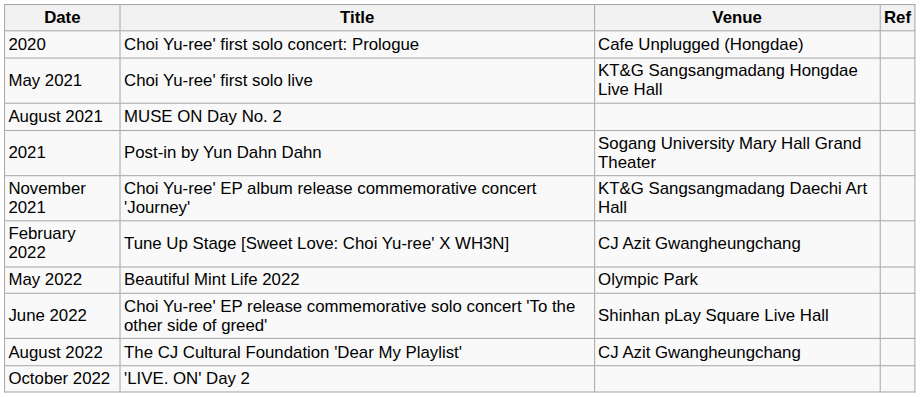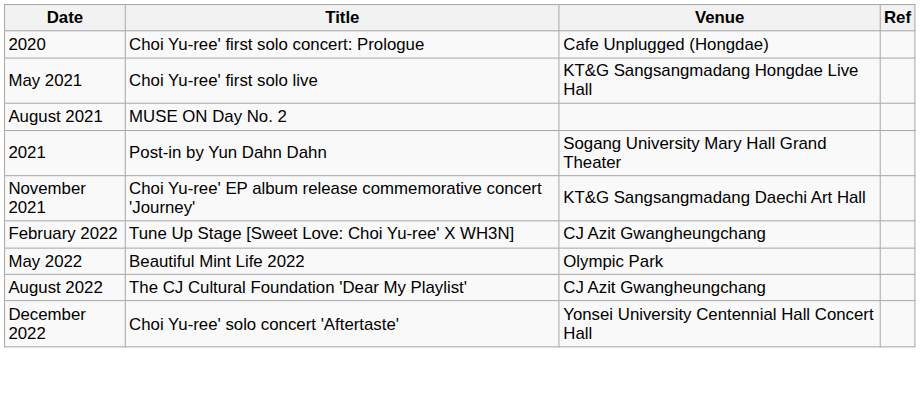- row: (48, 316)
- row: (59, 378)
+ row: (47, 323)
